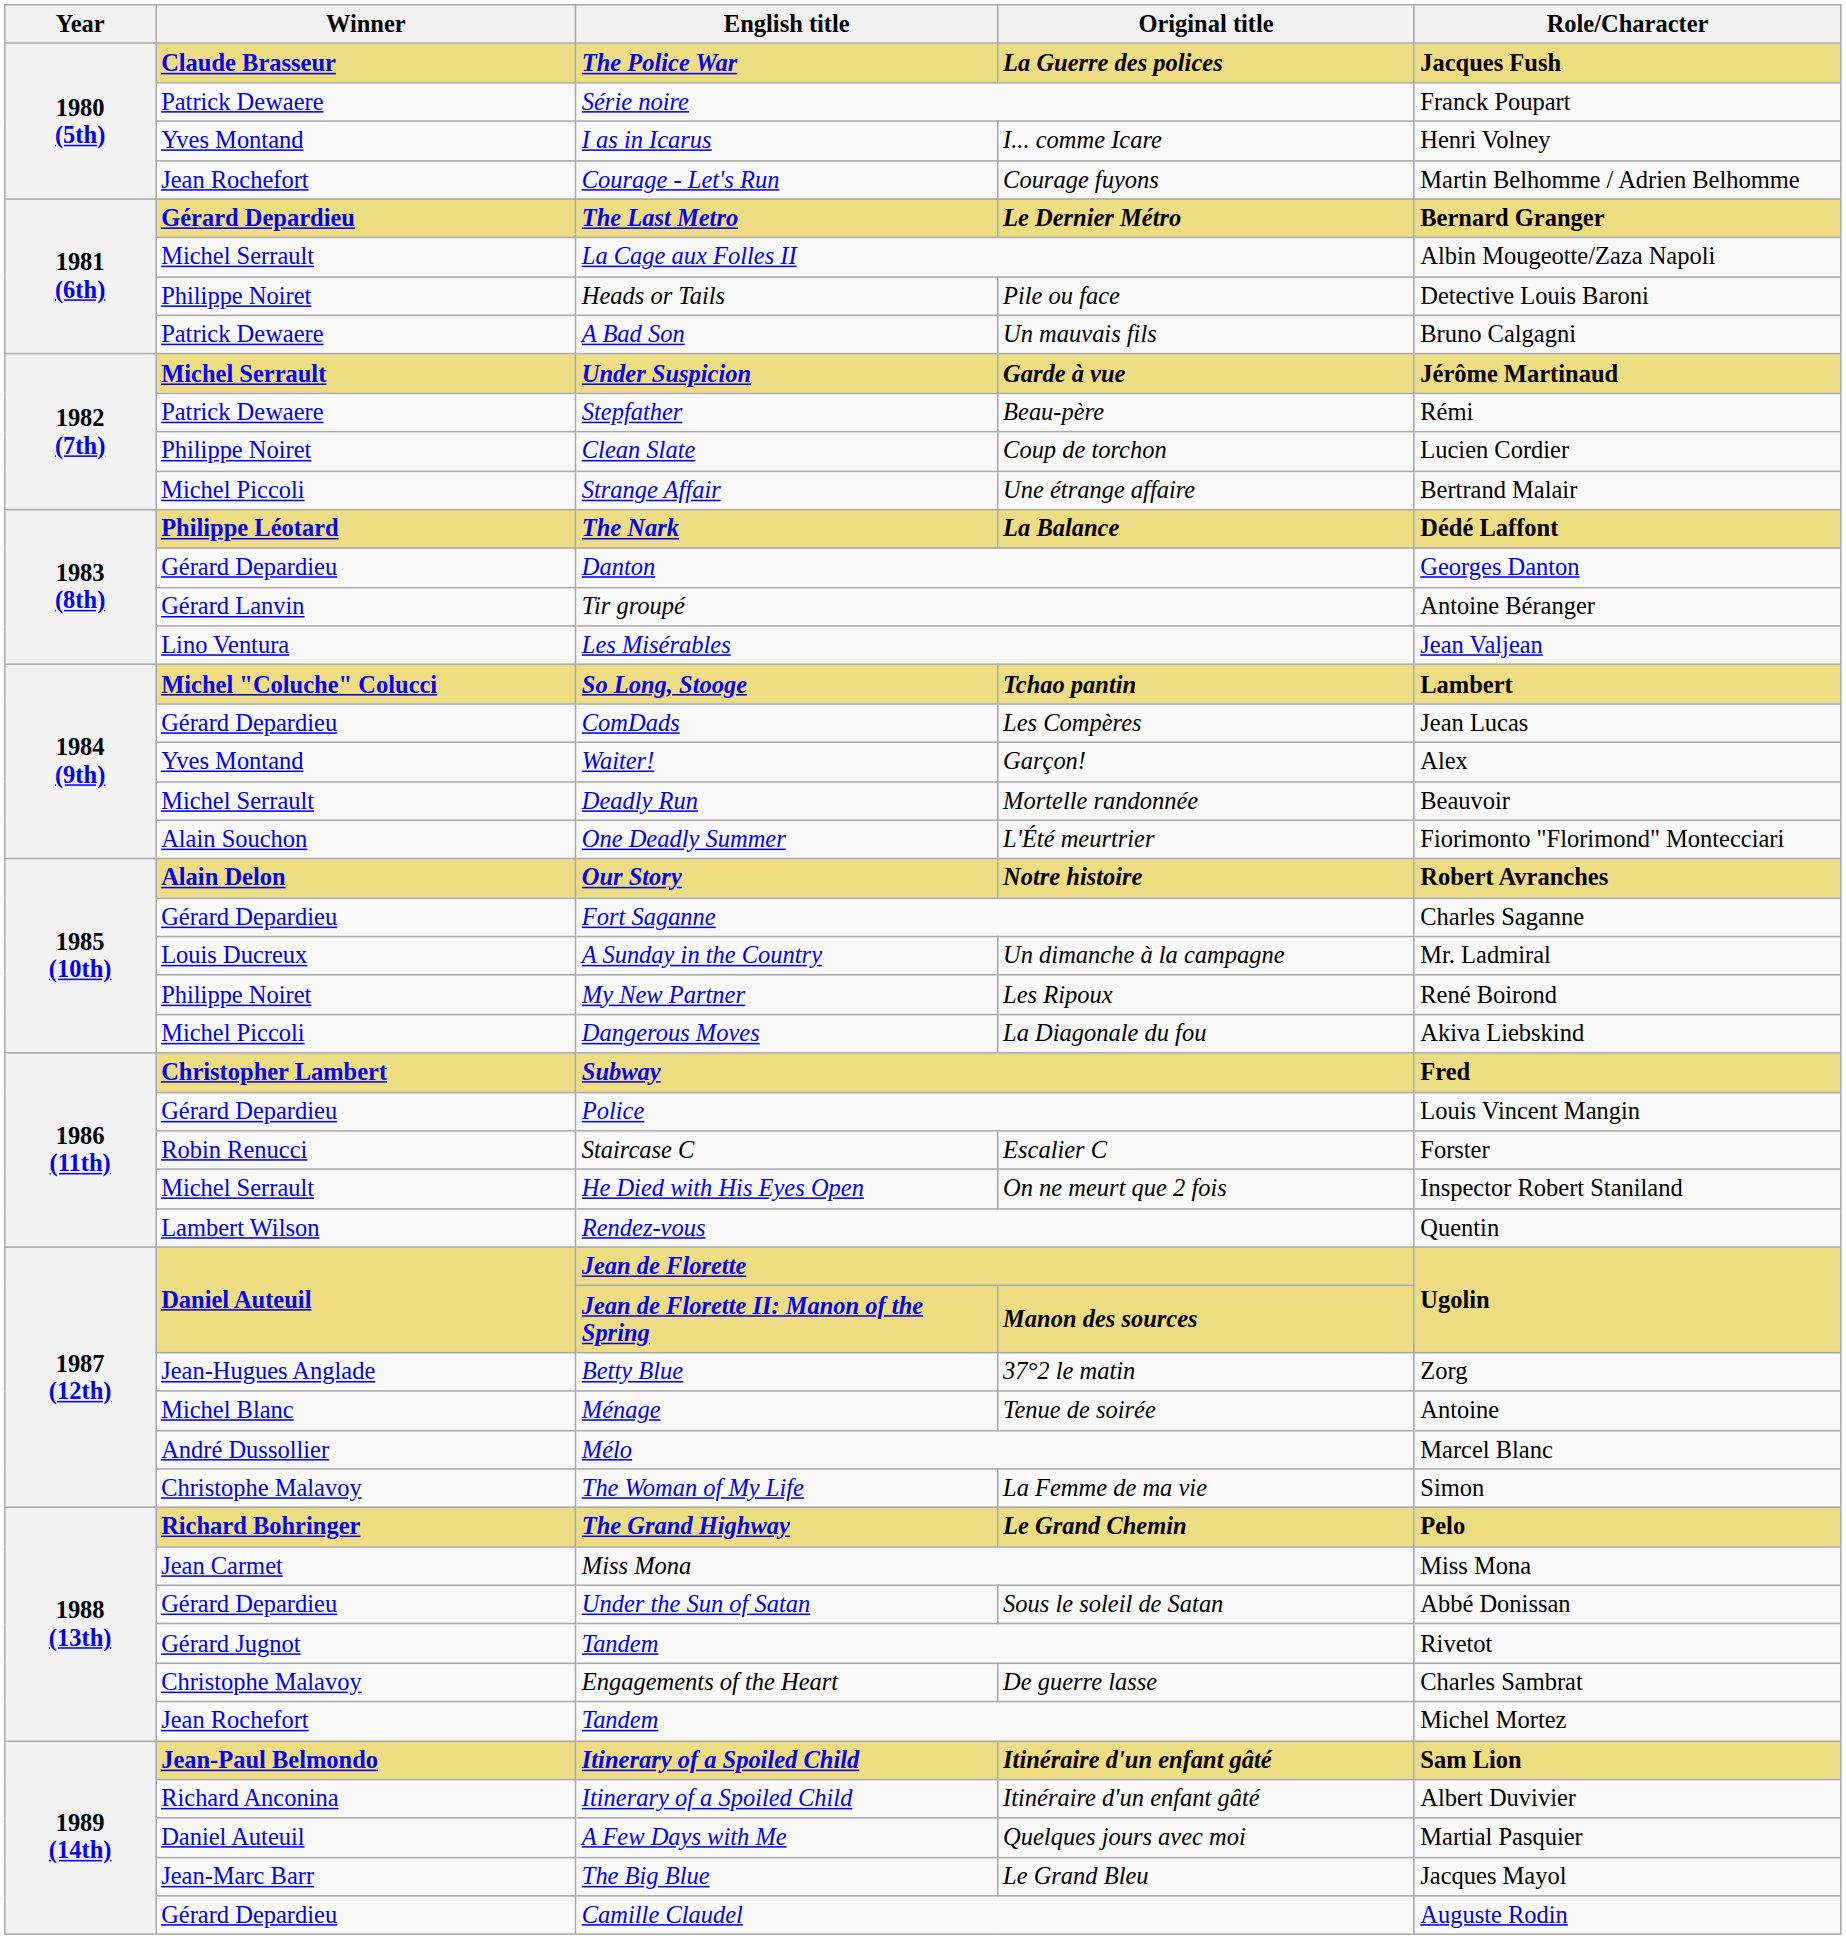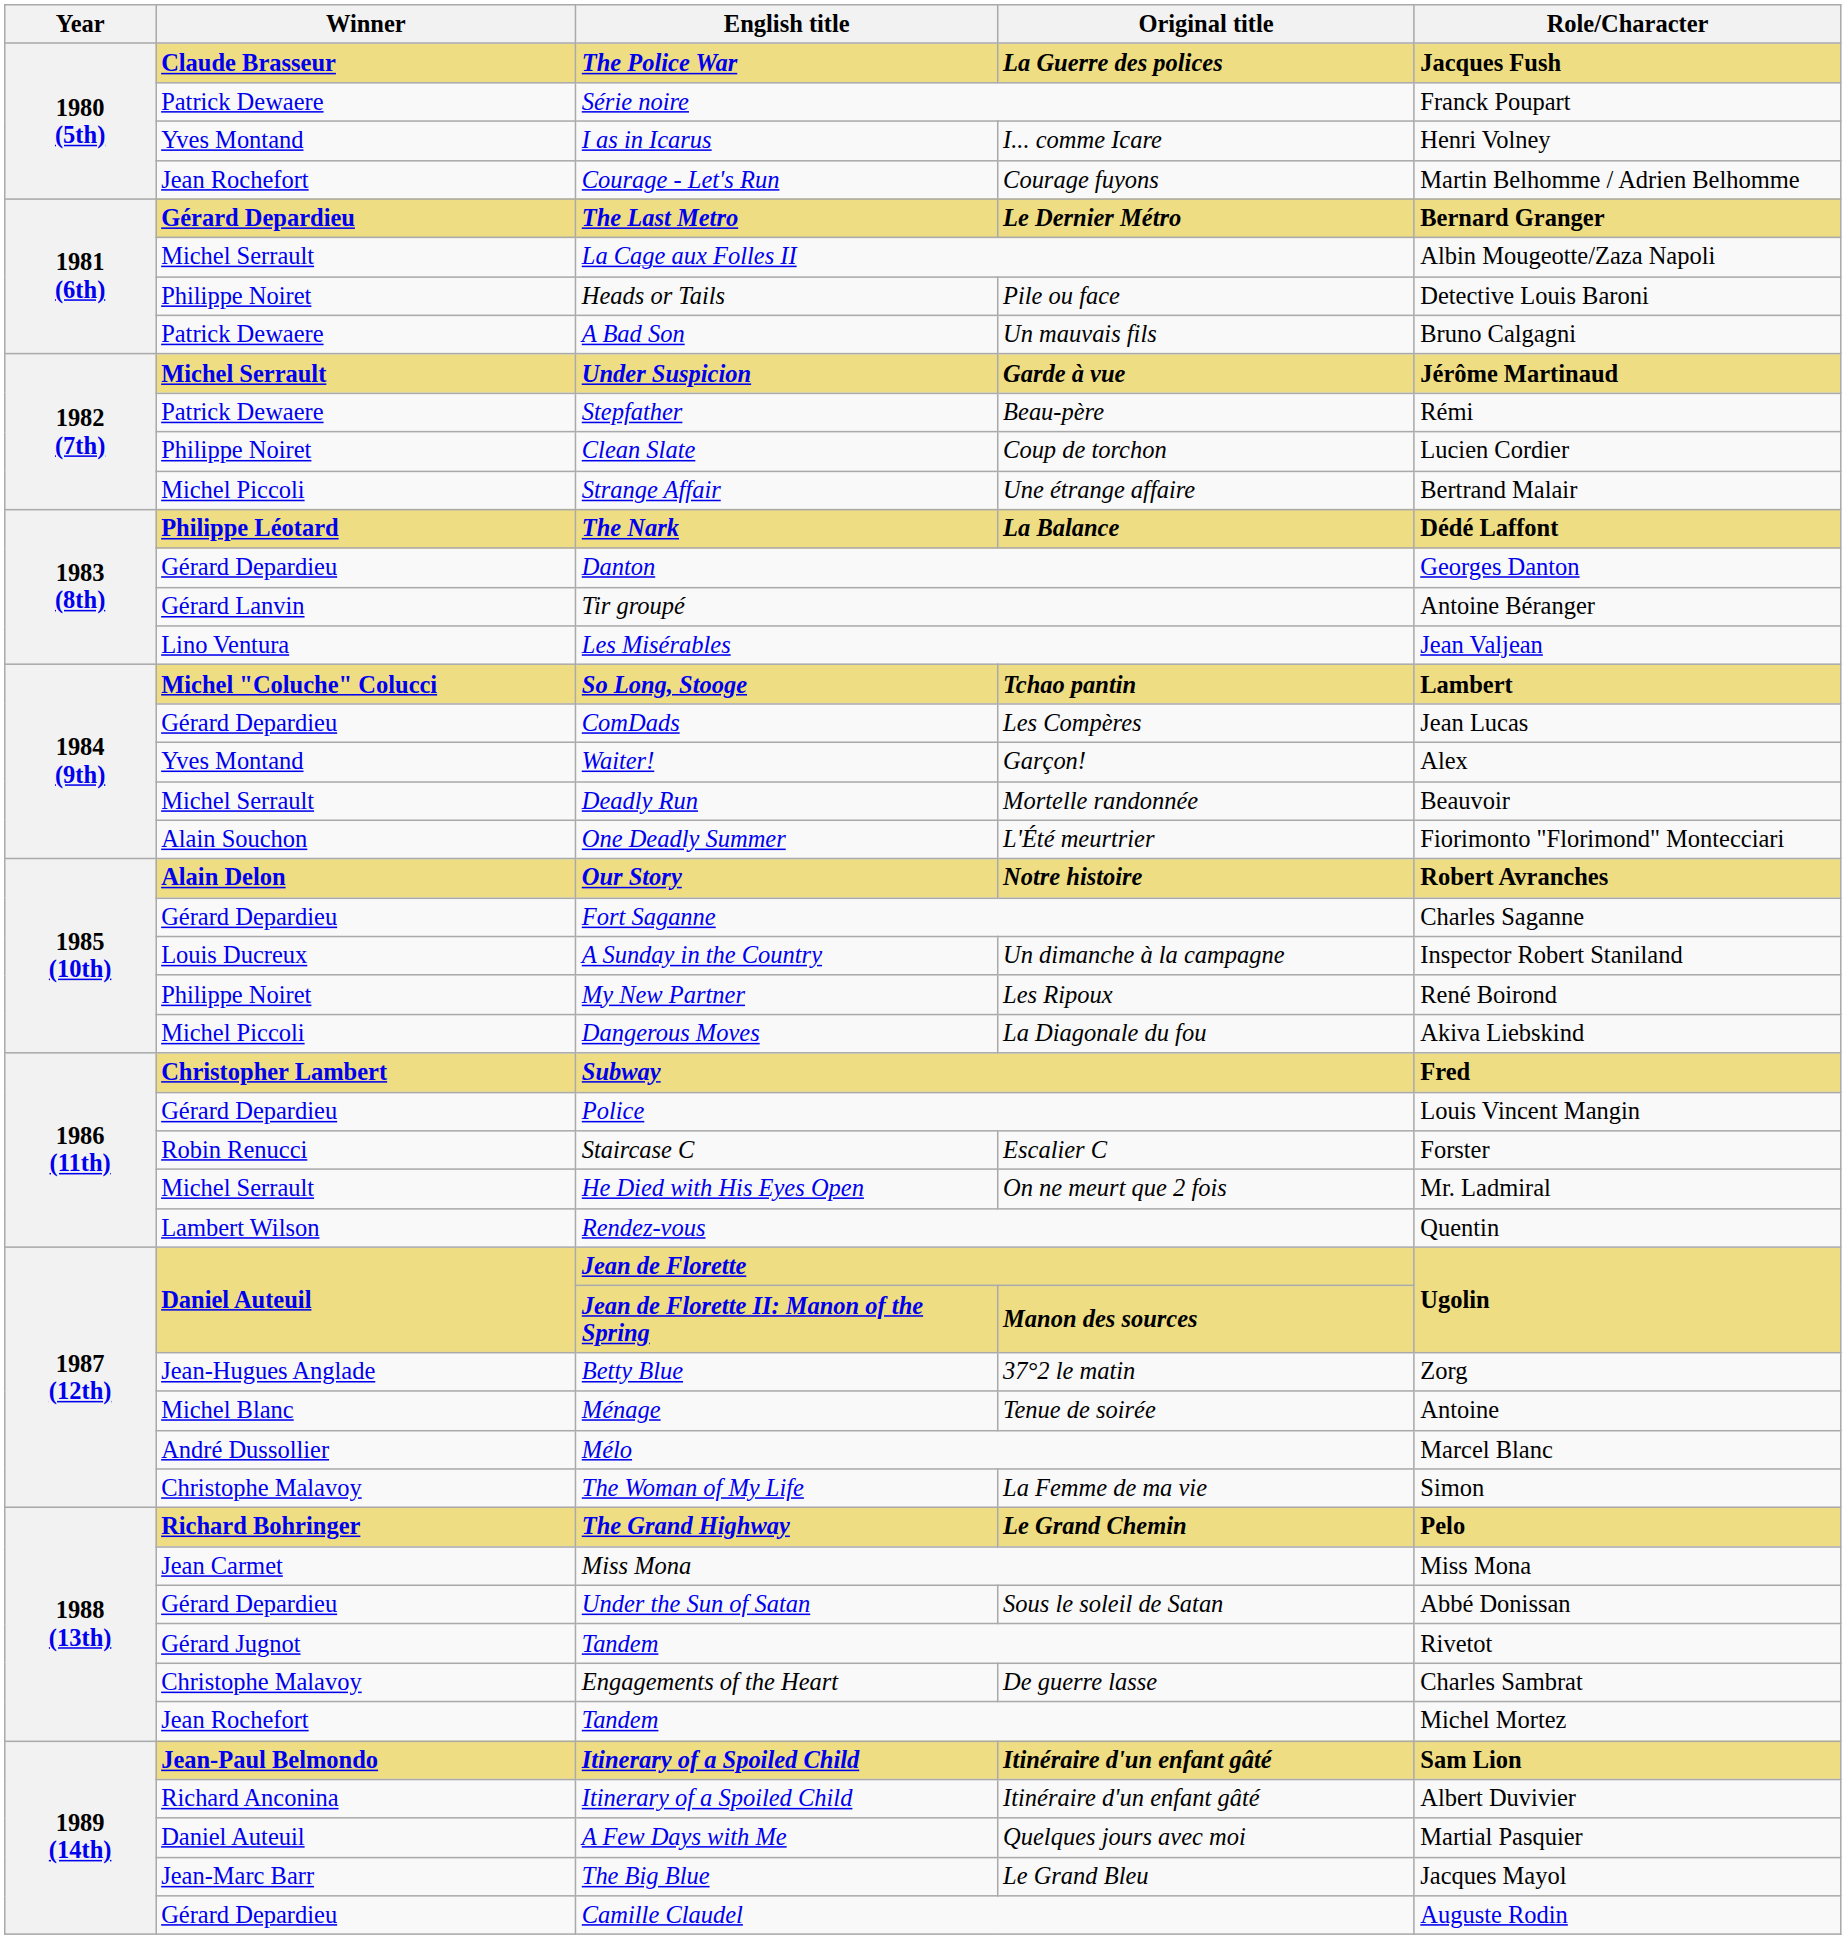(1486, 955) Mr. Ladmiral -> (1551, 955) Inspector Robert Staniland
(1551, 1188) Inspector Robert Staniland -> (1486, 1188) Mr. Ladmiral
